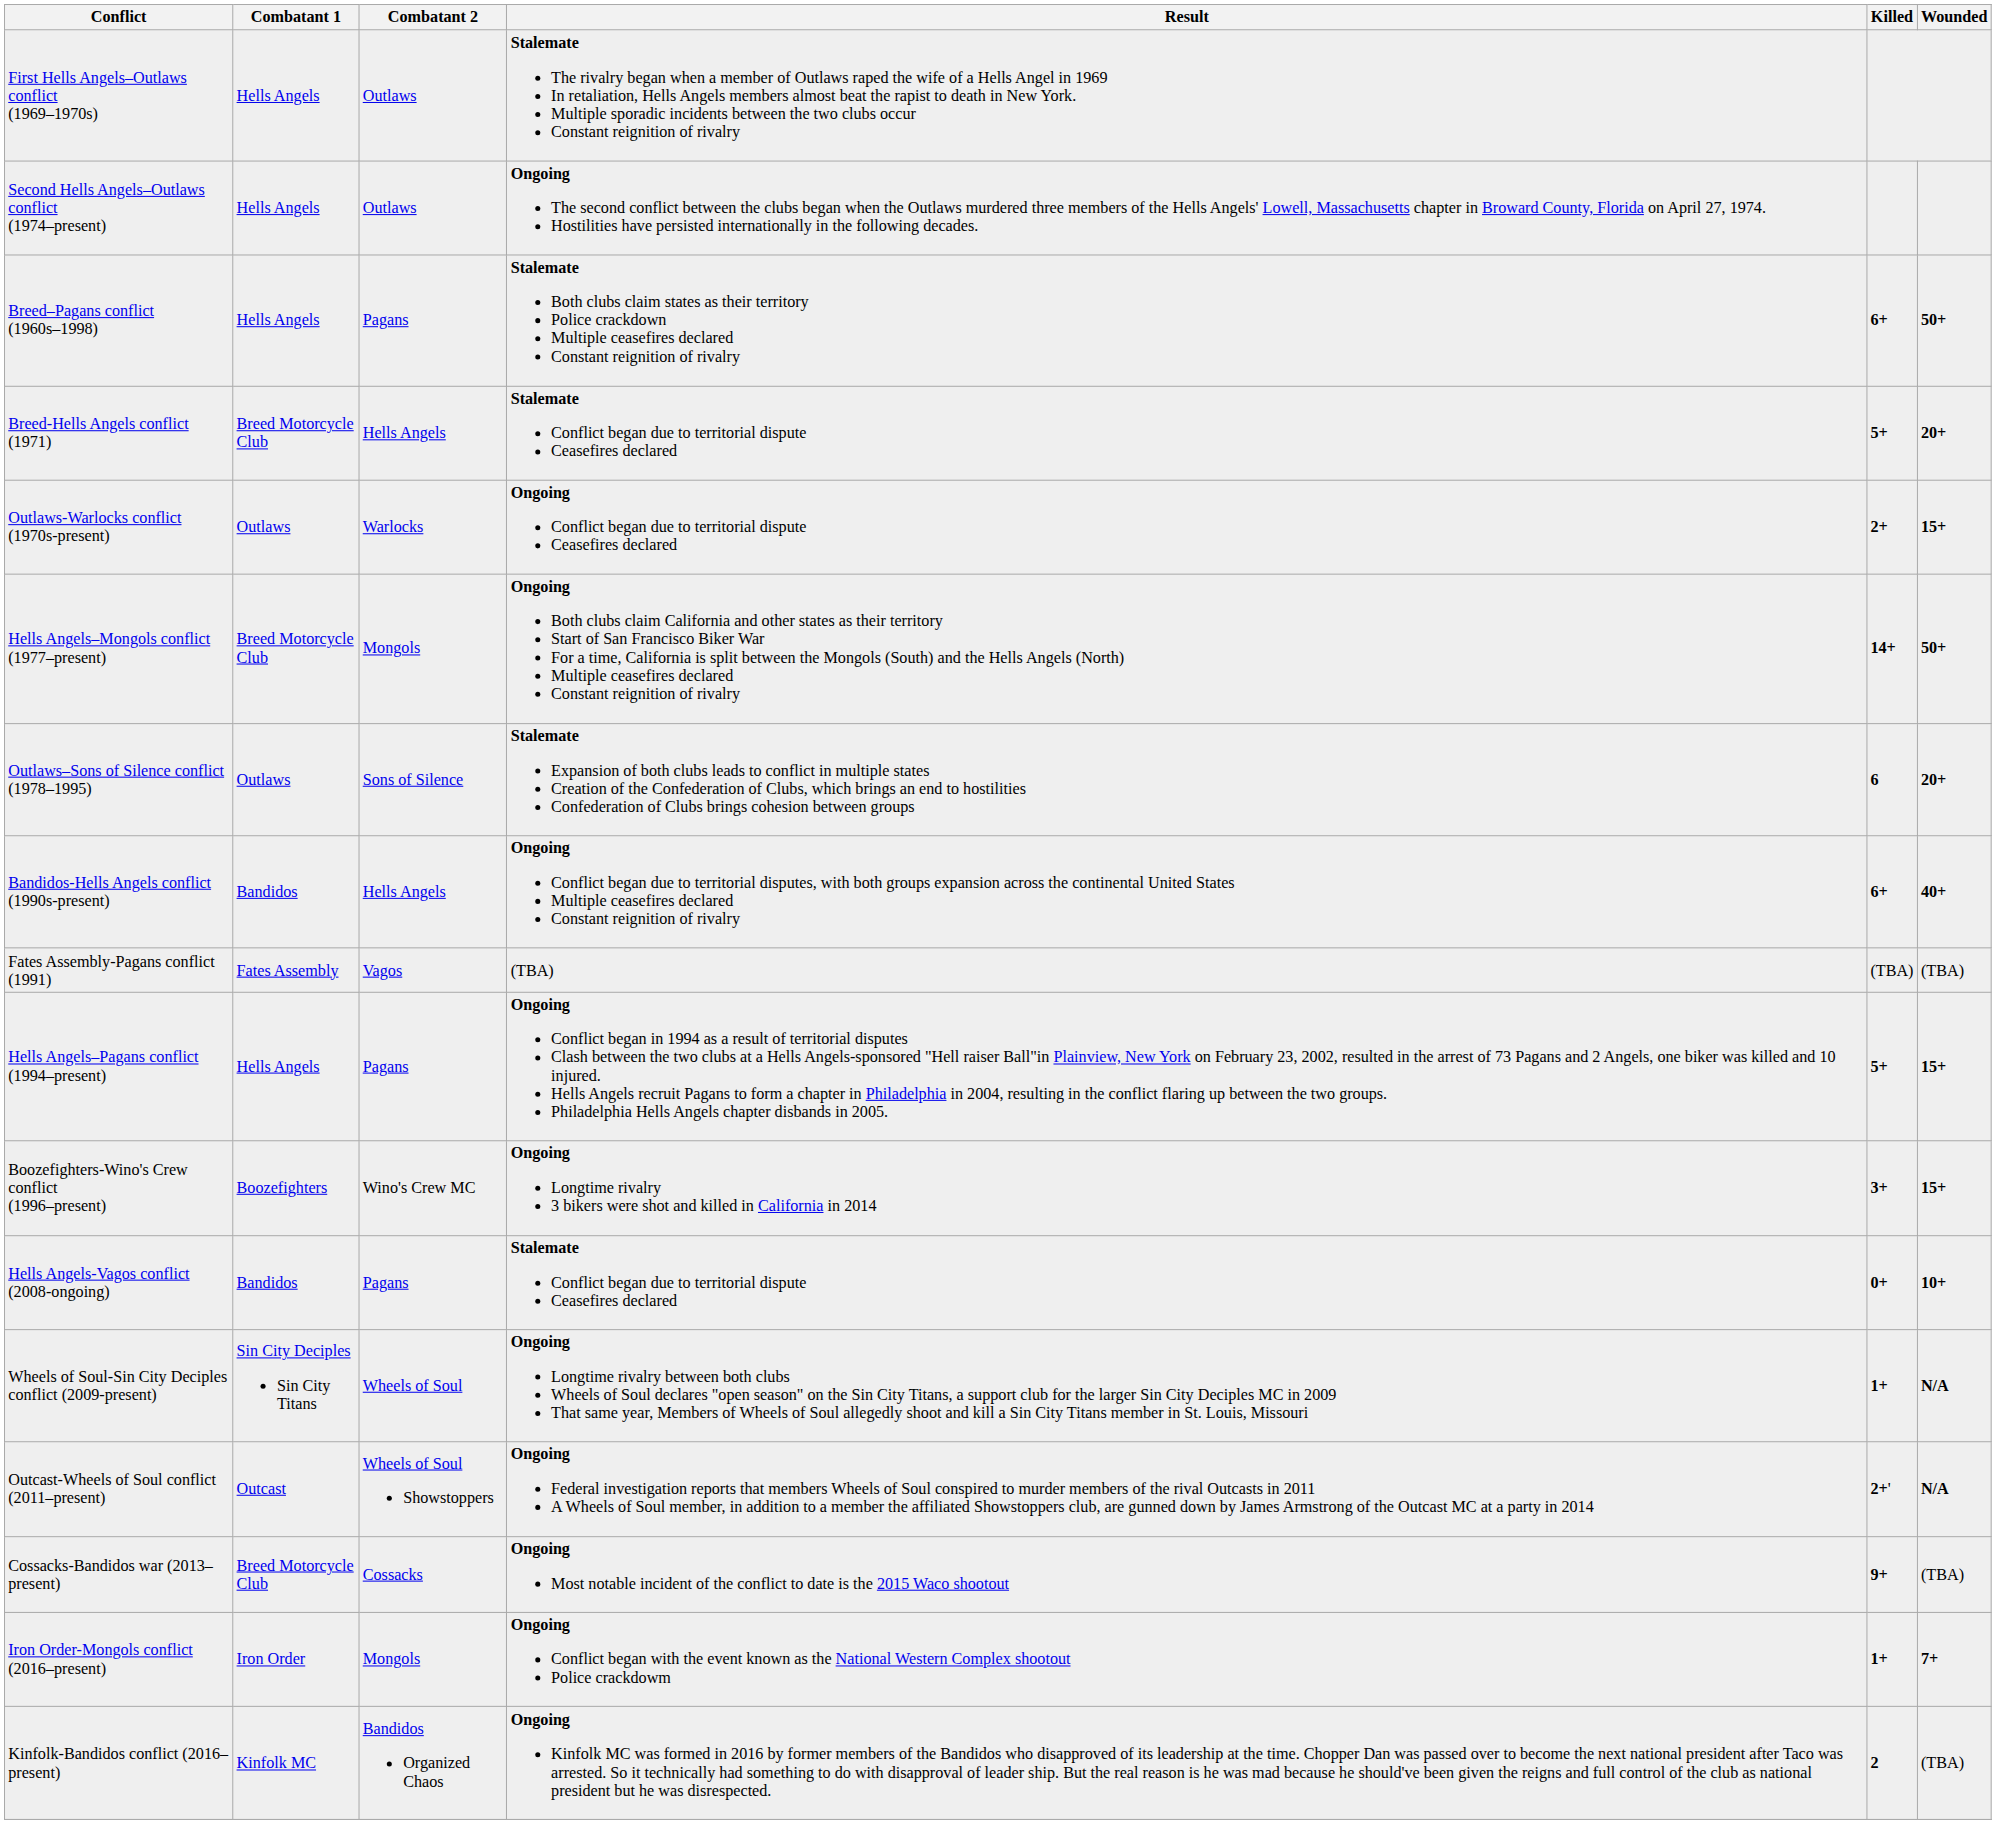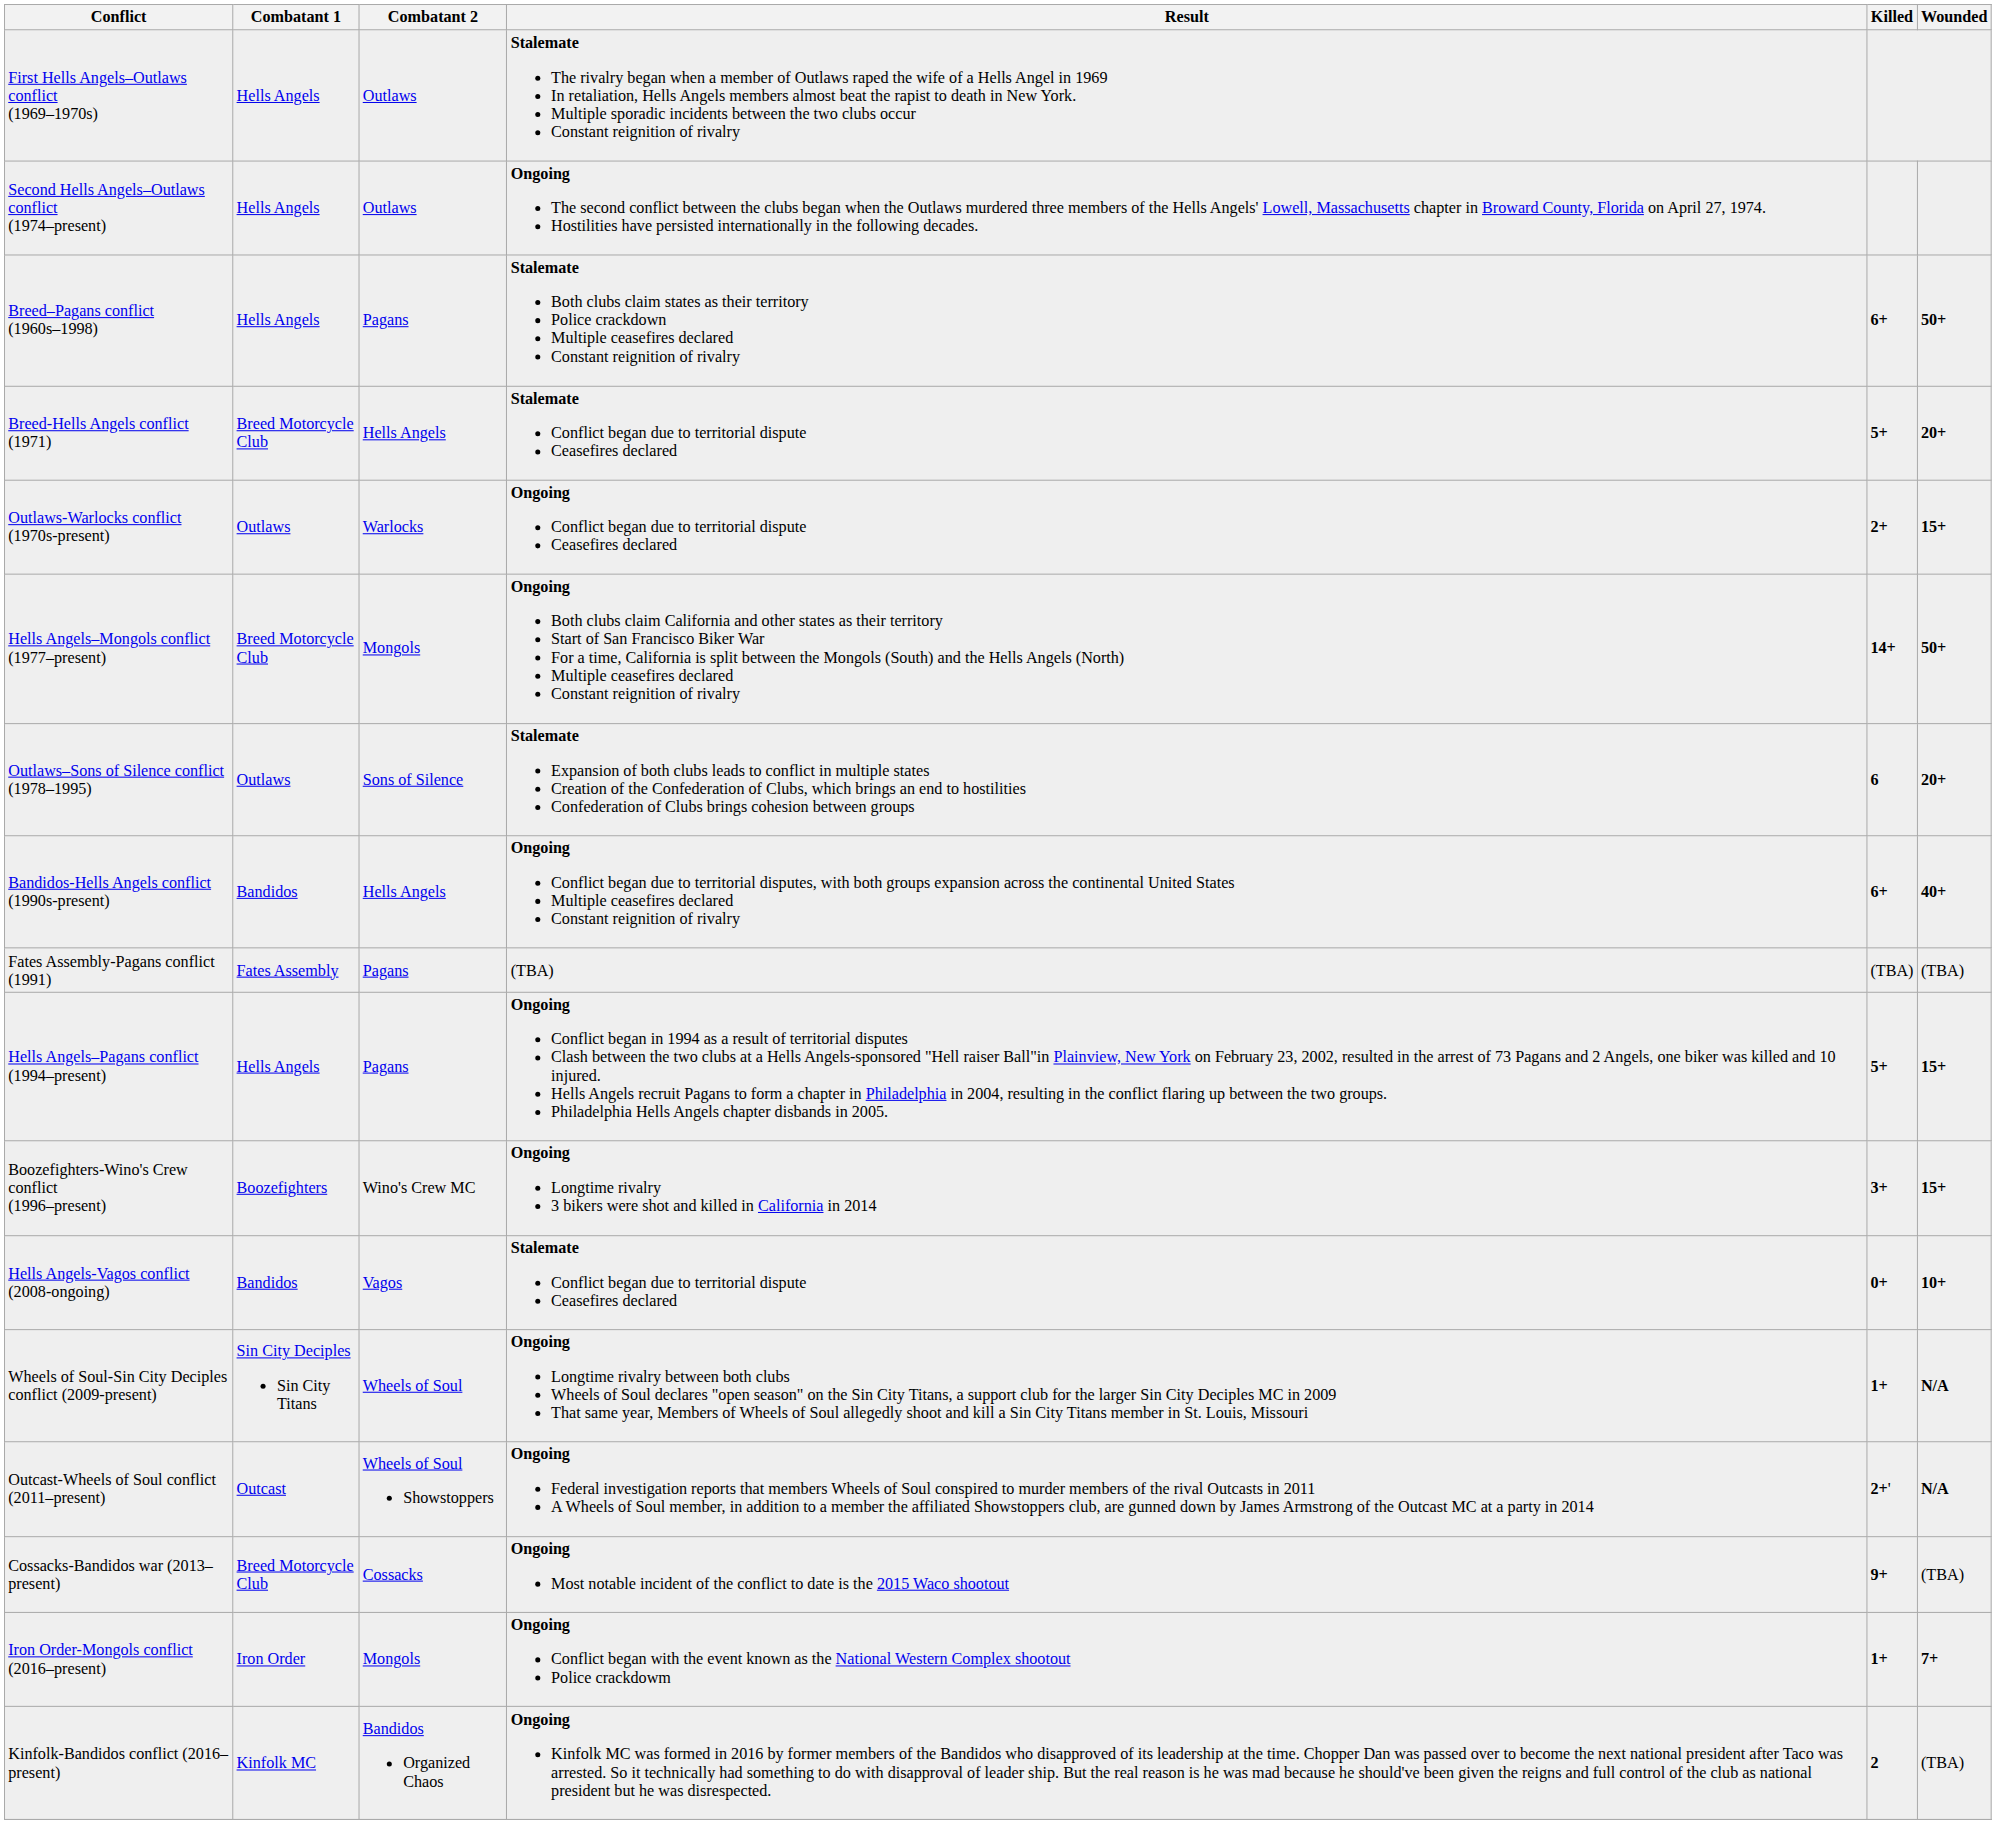(382, 970) Vagos -> (386, 970) Pagans
(386, 1282) Pagans -> (382, 1282) Vagos
